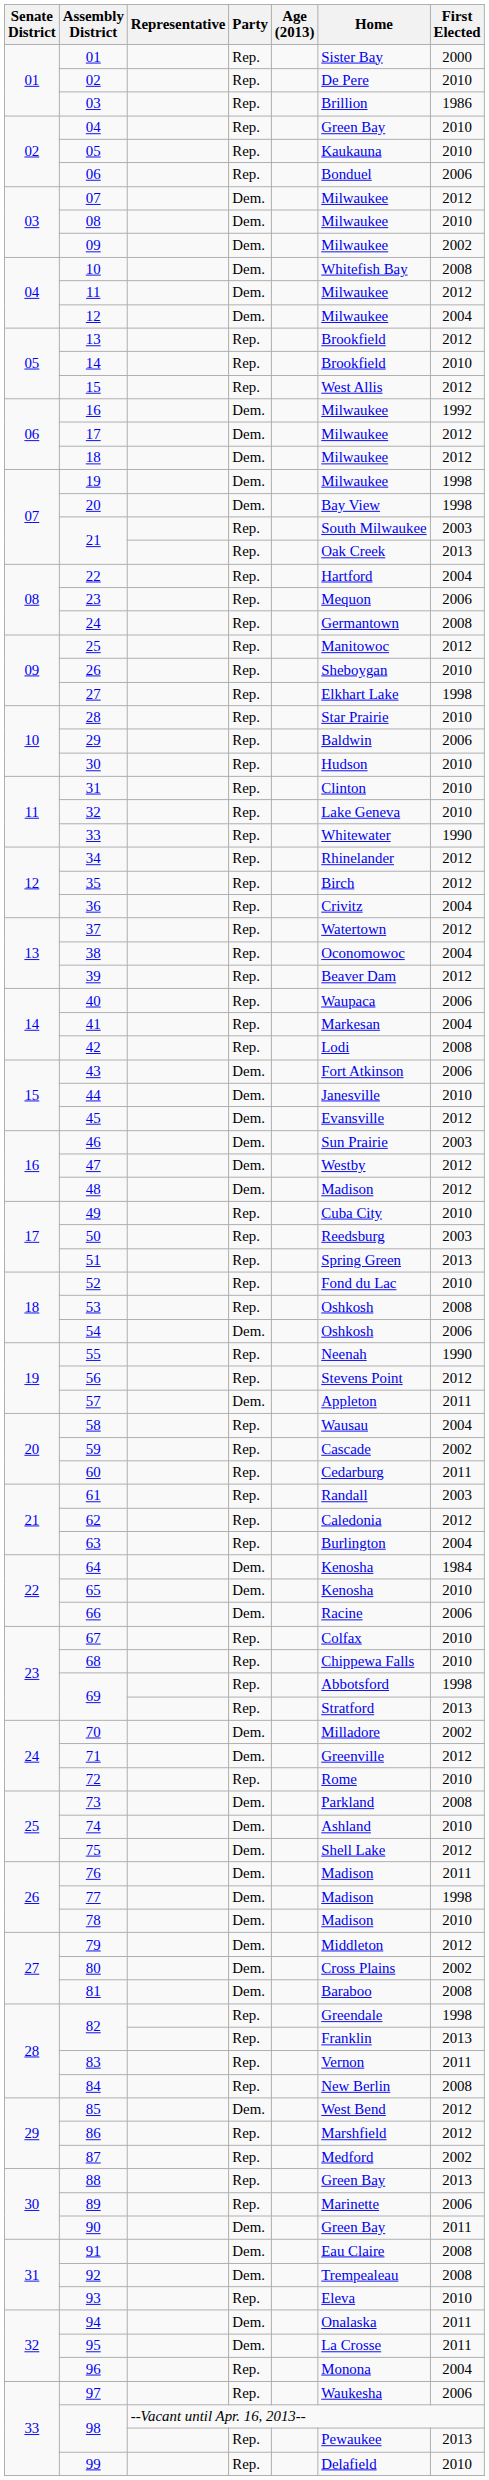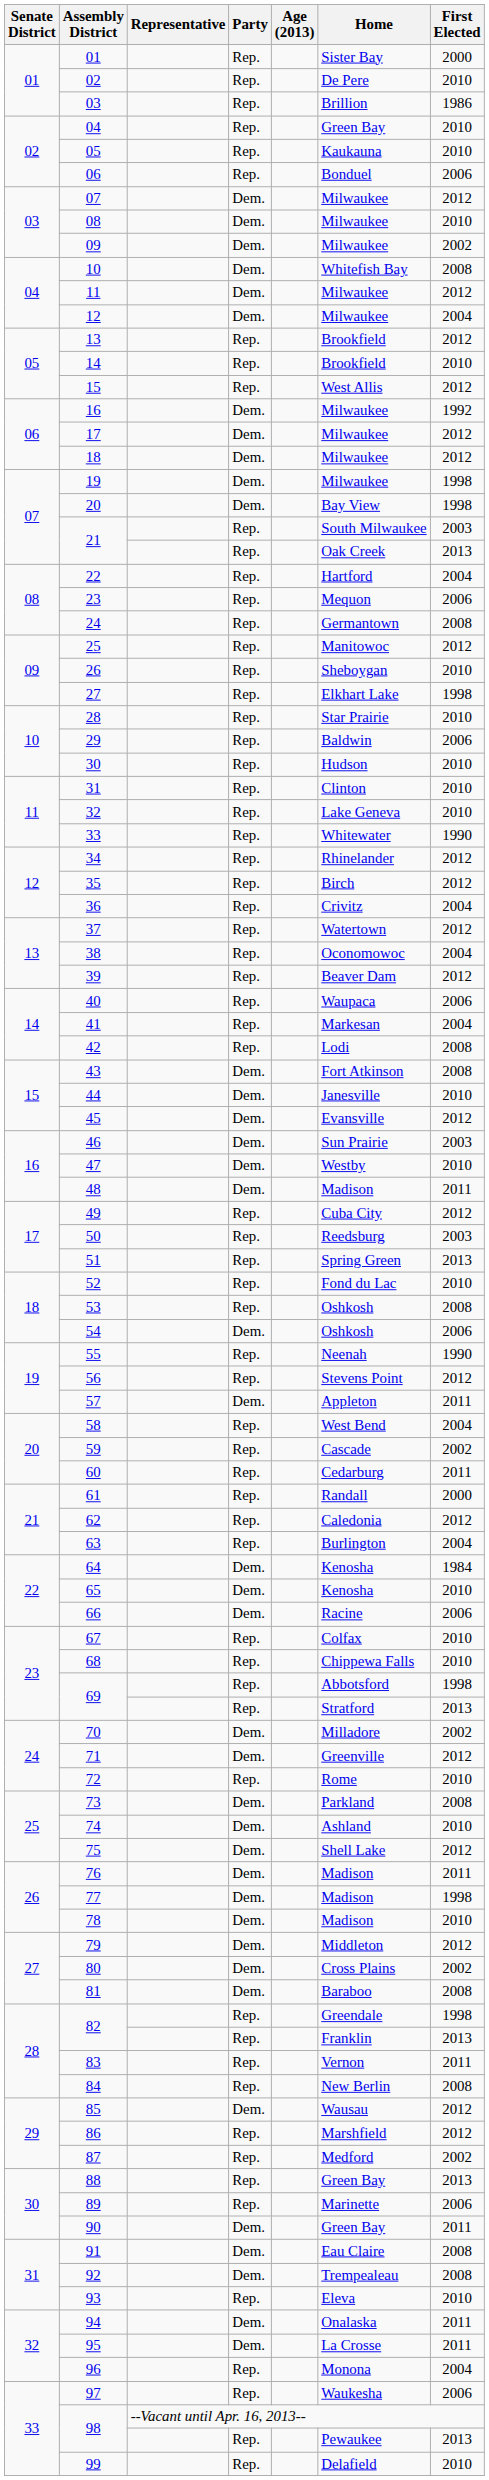(457, 1071) 2006 -> (457, 1071) 2008
(457, 1165) 2012 -> (457, 1165) 2010
(457, 1189) 2012 -> (457, 1189) 2011
(457, 1212) 2010 -> (457, 1212) 2012
(345, 1425) Wausau -> (354, 1425) West Bend
(457, 1496) 2003 -> (457, 1496) 2000
(354, 2109) West Bend -> (345, 2109) Wausau
